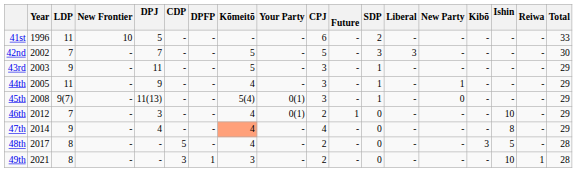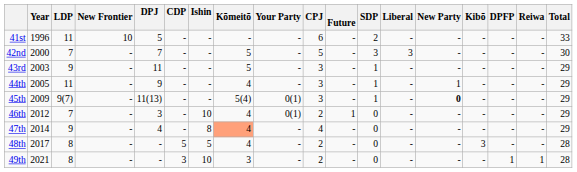columns swapped: (504, 12) <-> (203, 17)
(40, 53) 2002 -> (40, 53) 2000
(40, 99) 2008 -> (40, 99) 2009
(462, 99) normal -> (458, 99) bold
